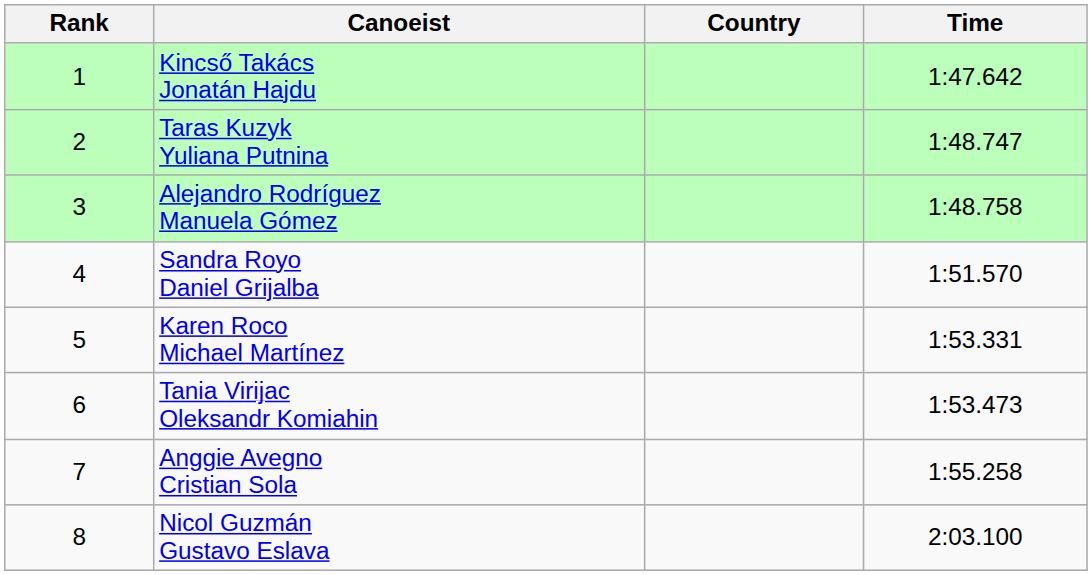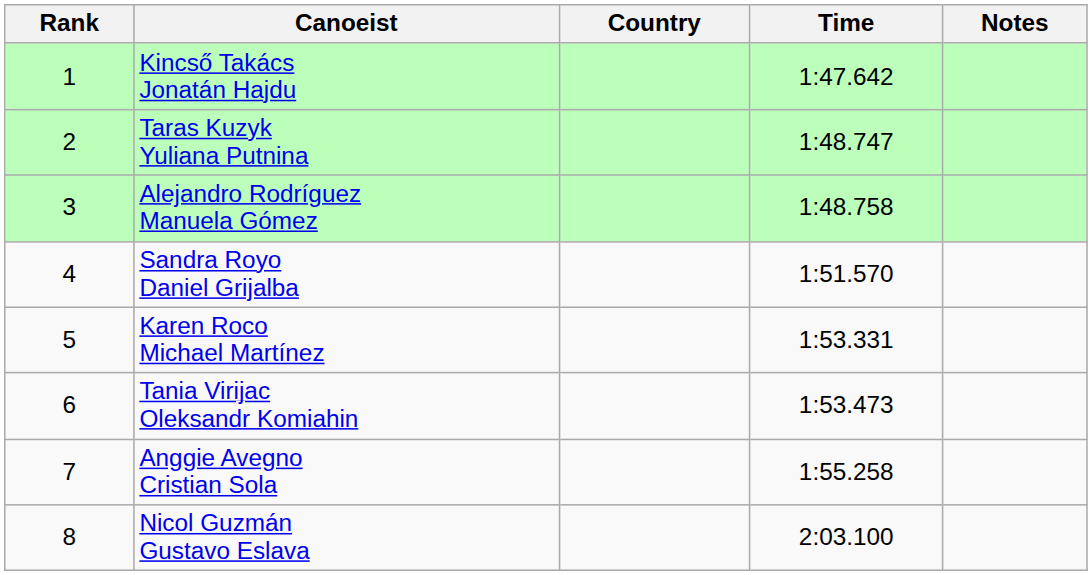+ column: (1015, 23)
